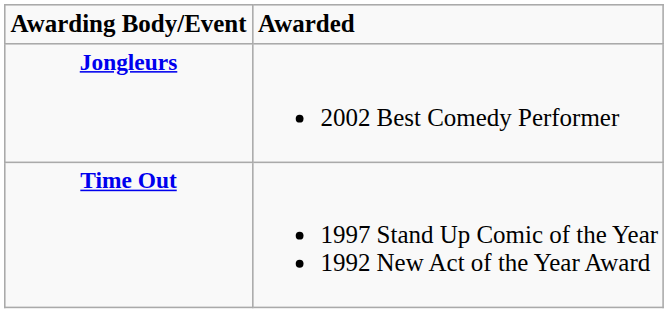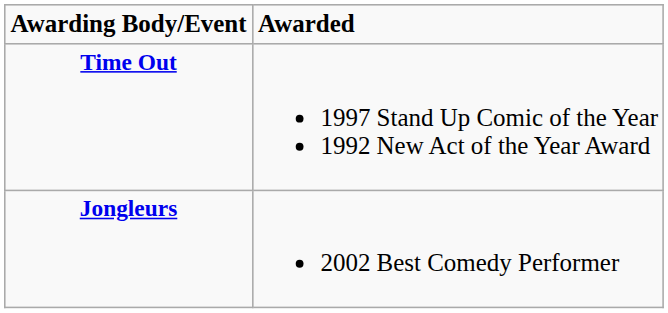rows swapped: (129, 62) <-> (129, 180)
